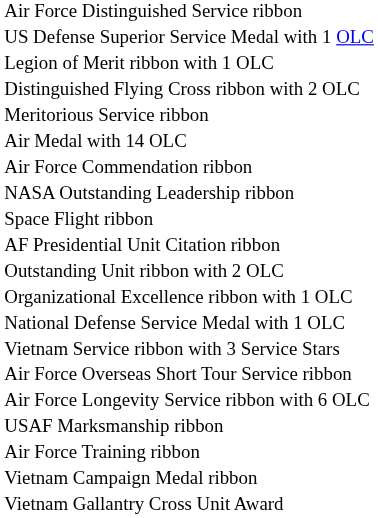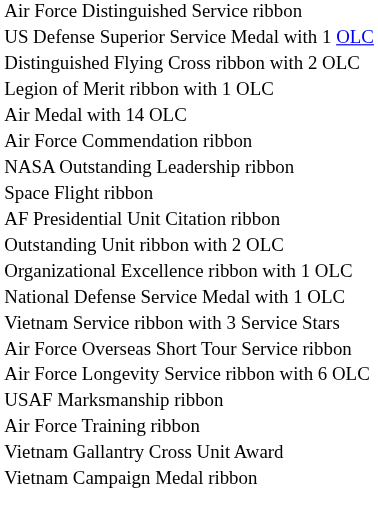rows swapped: (139, 62) <-> (182, 88)
- row: (107, 114)
rows swapped: (144, 504) <-> (131, 478)
